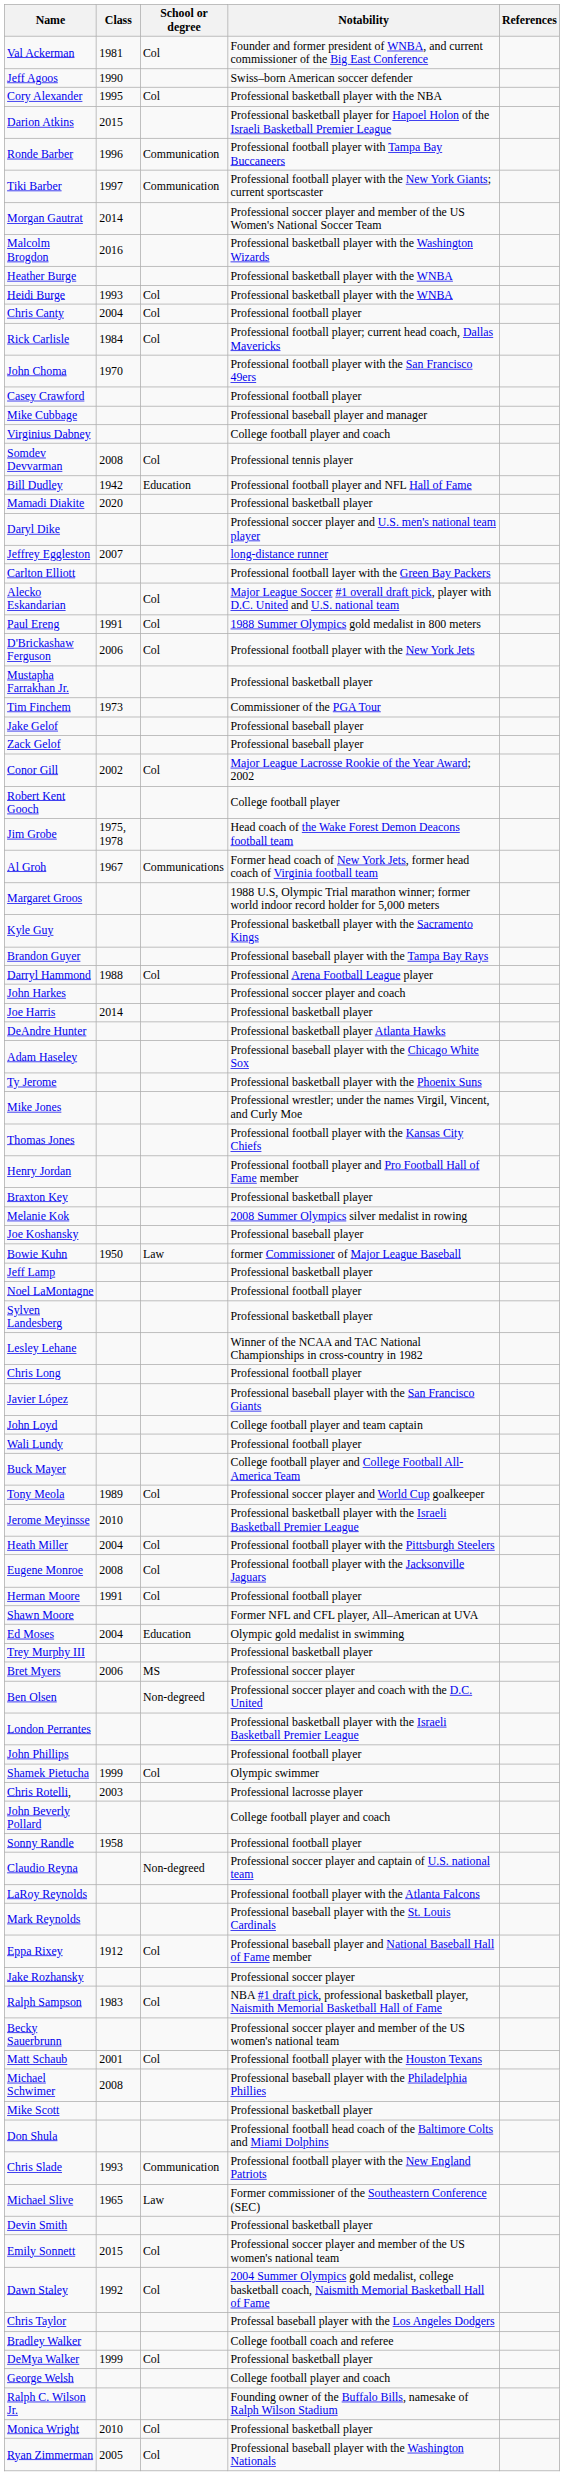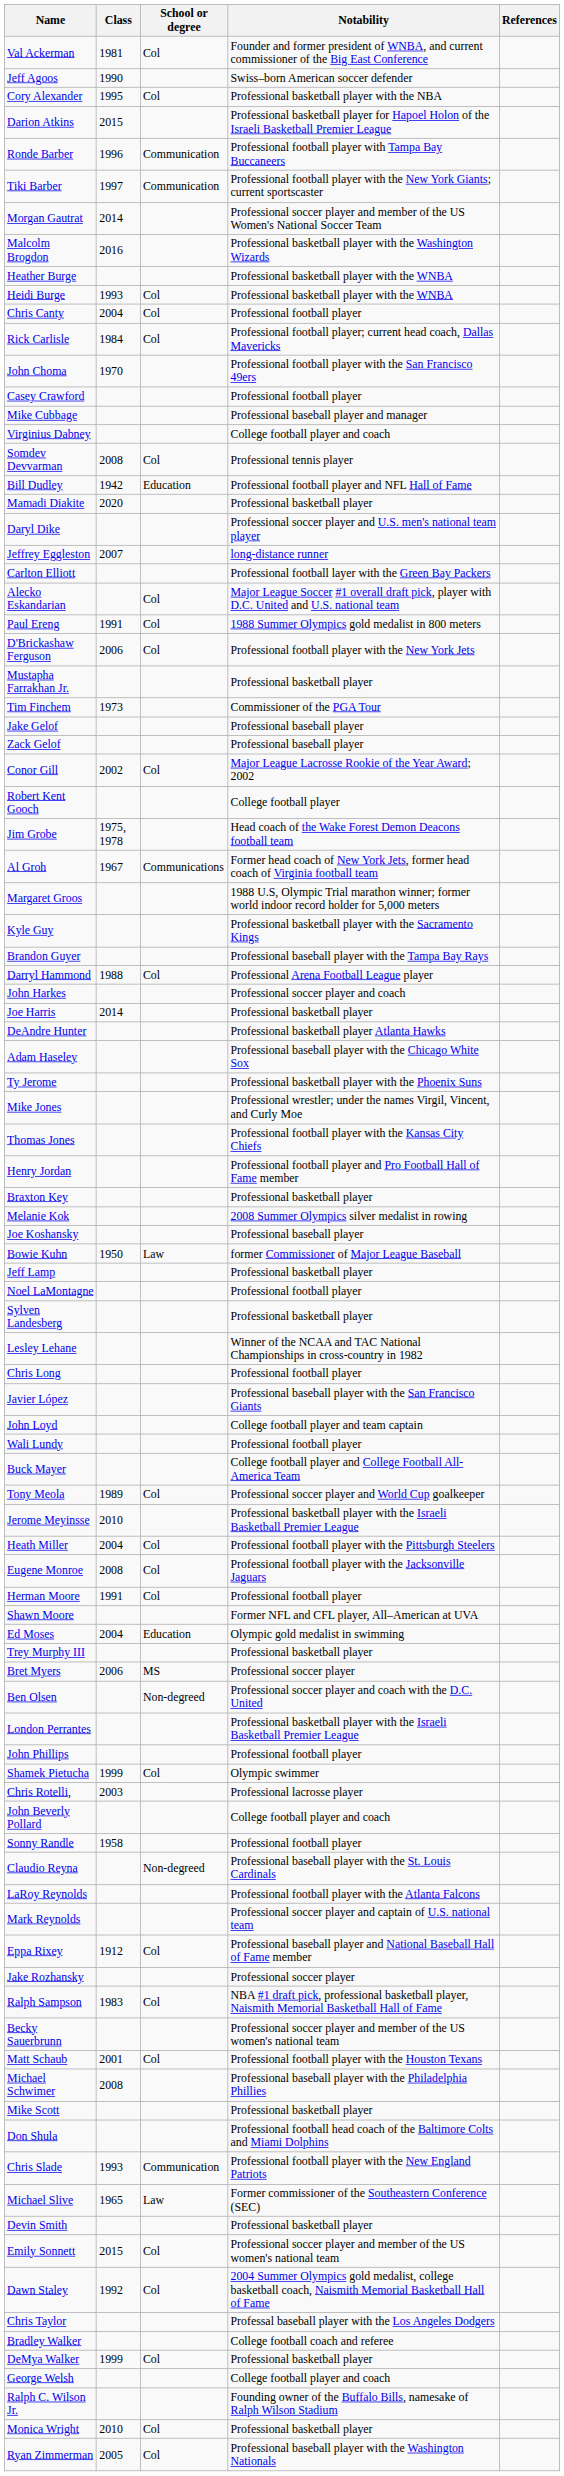(360, 1868) Professional soccer player and captain of U.S. national team -> (341, 1868) Professional baseball player with the St. Louis Cardinals
(341, 1919) Professional baseball player with the St. Louis Cardinals -> (360, 1919) Professional soccer player and captain of U.S. national team
